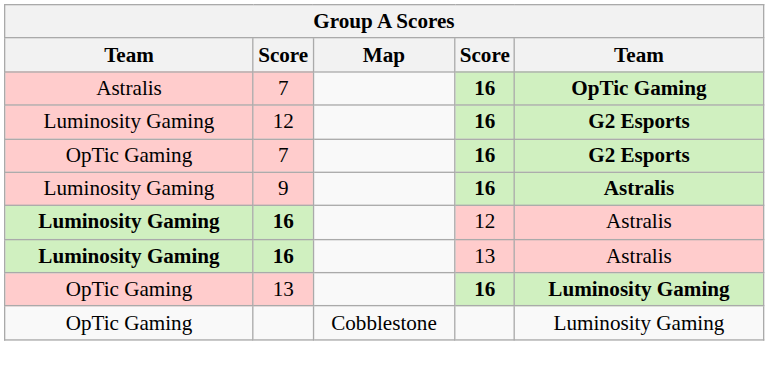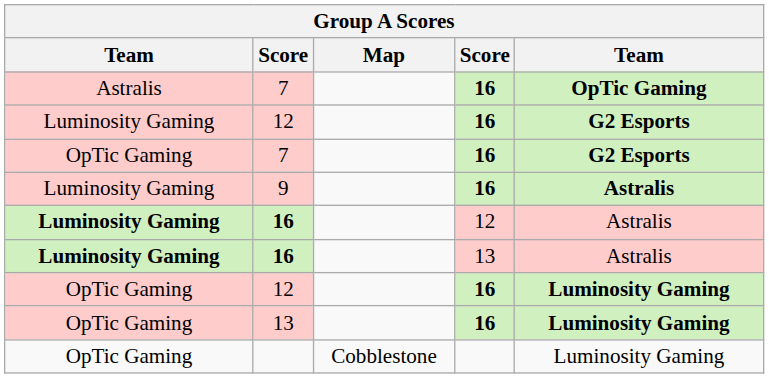+ row: (129, 289)
